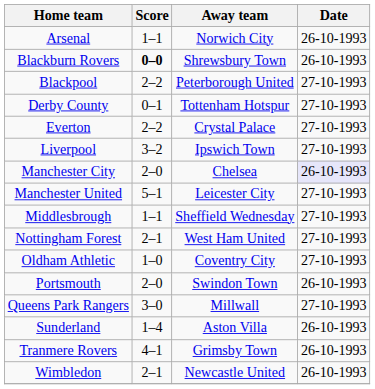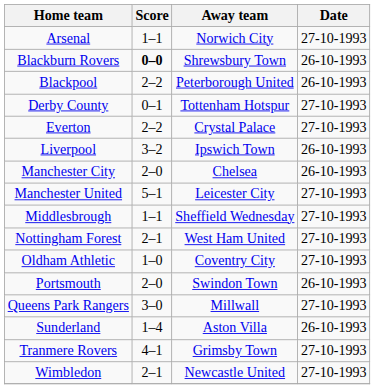(334, 37) 26-10-1993 -> (334, 37) 27-10-1993
(334, 82) 27-10-1993 -> (334, 82) 26-10-1993
(334, 149) 27-10-1993 -> (334, 149) 26-10-1993
(334, 171) lavender background -> (334, 171) no background
(334, 350) 26-10-1993 -> (334, 350) 27-10-1993
(334, 372) 26-10-1993 -> (334, 372) 27-10-1993
